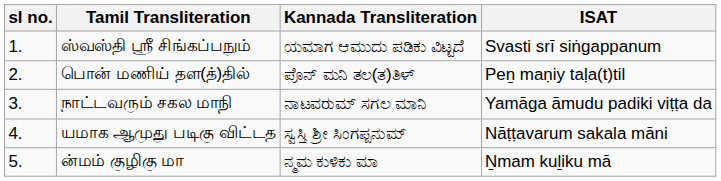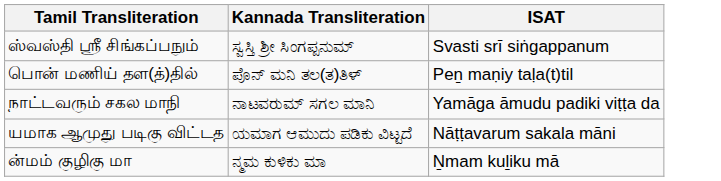- column: (31, 17)
(374, 45) ಯಮಾಗ ಆಮುದು ಪಡಿಕು ವಿಟ್ಟದೆ -> (293, 45) ಸ್ವಸ್ತಿ ಶ್ರೀ ಸಿಂಗಪ್ಪನುಮ್
(345, 132) ಸ್ವಸ್ತಿ ಶ್ರೀ ಸಿಂಗಪ್ಪನುಮ್ -> (322, 132) ಯಮಾಗ ಆಮುದು ಪಡಿಕು ವಿಟ್ಟದೆ
